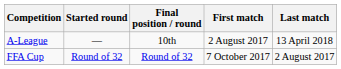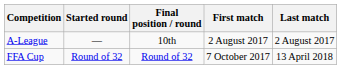(305, 40) 13 April 2018 -> (305, 40) 2 August 2017
(305, 56) 2 August 2017 -> (305, 56) 13 April 2018
